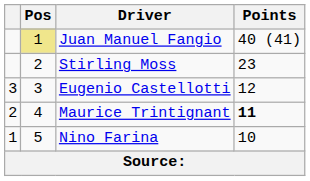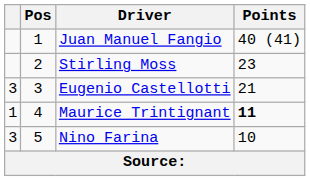(38, 41) khaki background -> (38, 41) no background
(247, 90) 12 -> (247, 90) 21
(13, 114) 2 -> (13, 114) 1
(13, 139) 1 -> (13, 139) 3
